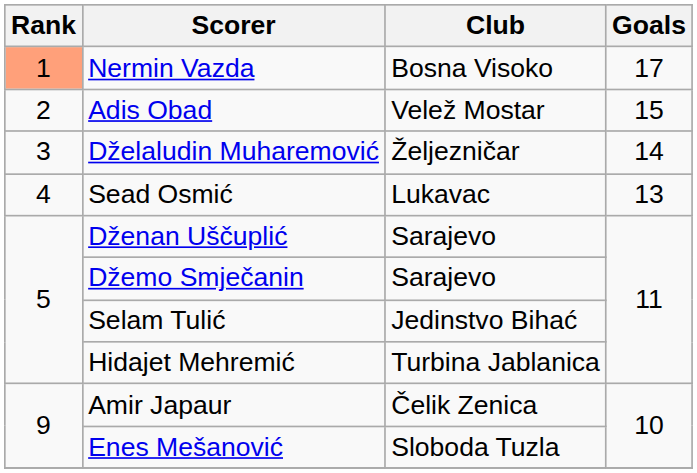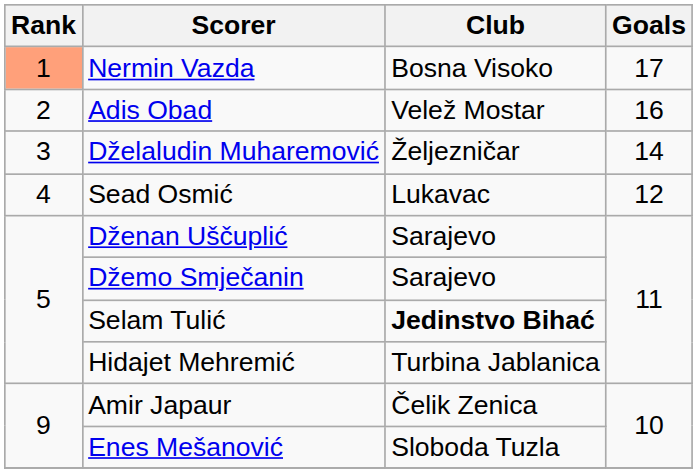(649, 109) 15 -> (649, 109) 16
(649, 194) 13 -> (649, 194) 12
(484, 320) normal -> (493, 320) bold
